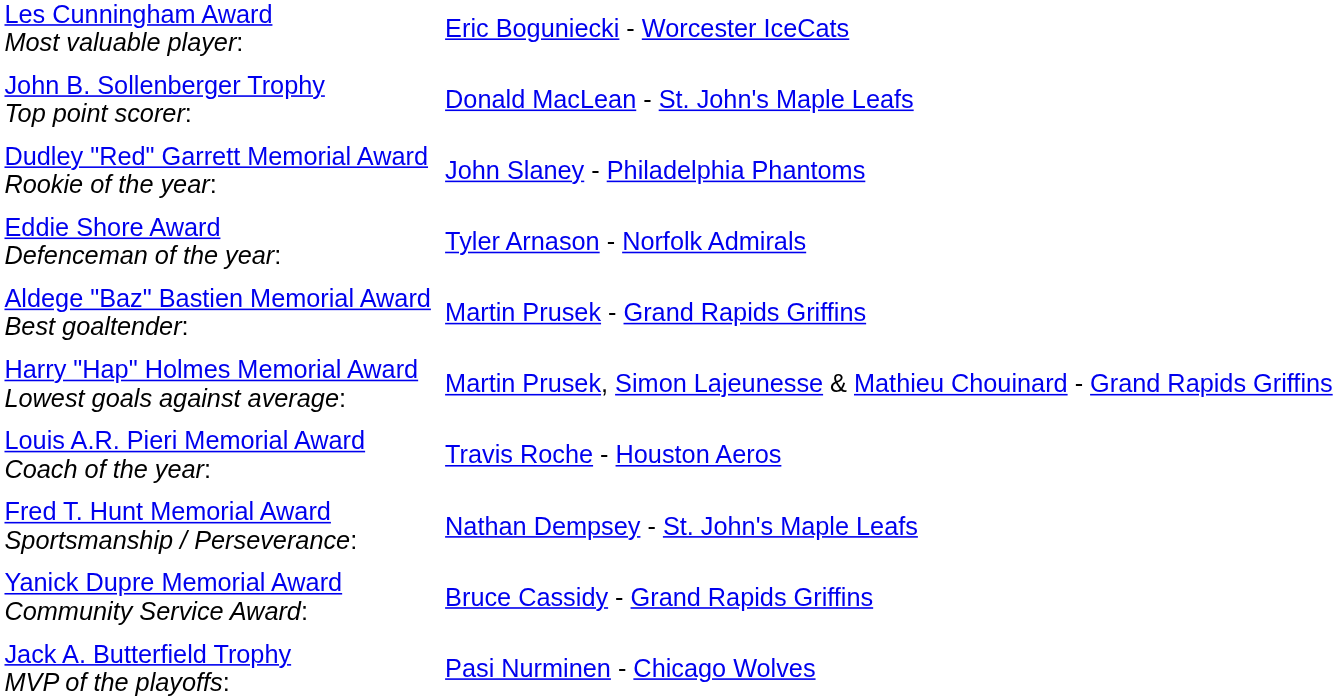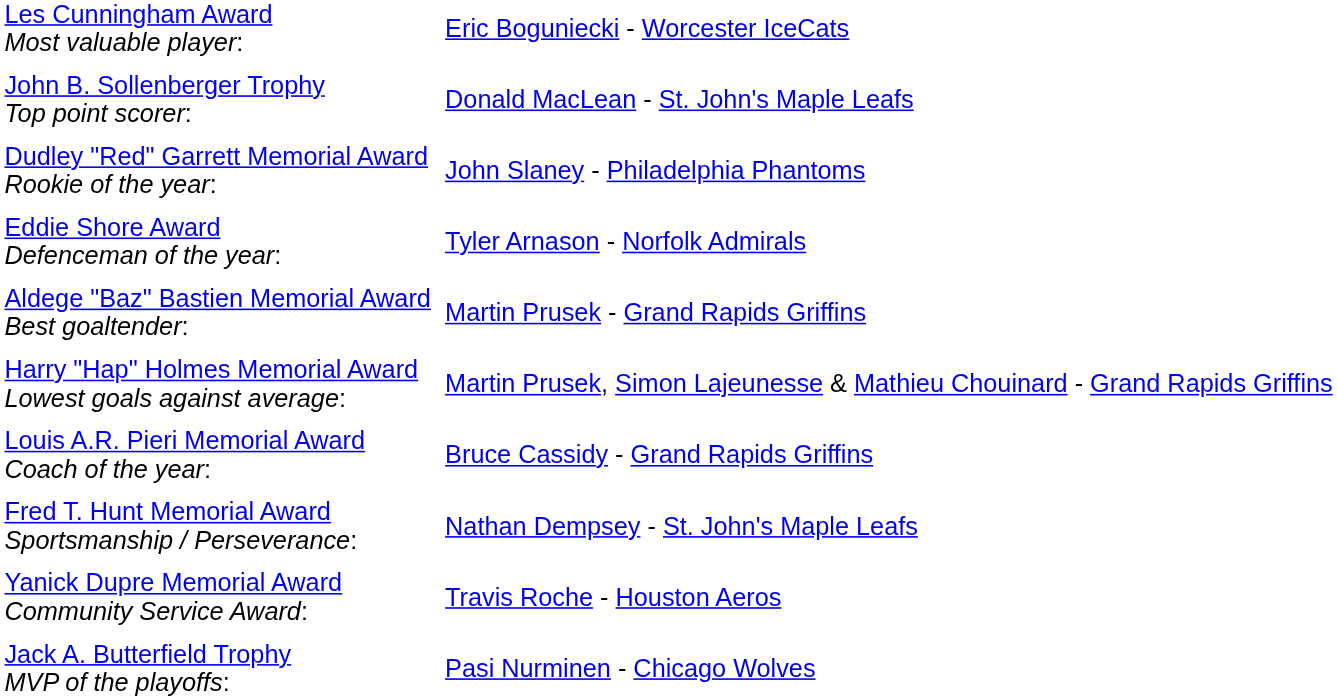(613, 455) Travis Roche - Houston Aeros -> (659, 455) Bruce Cassidy - Grand Rapids Griffins
(659, 597) Bruce Cassidy - Grand Rapids Griffins -> (613, 597) Travis Roche - Houston Aeros
